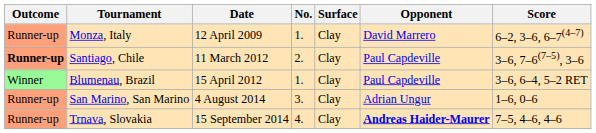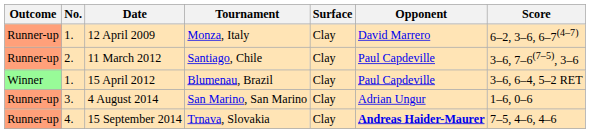columns swapped: (303, 13) <-> (129, 13)
(36, 58) bold -> (33, 58) normal
